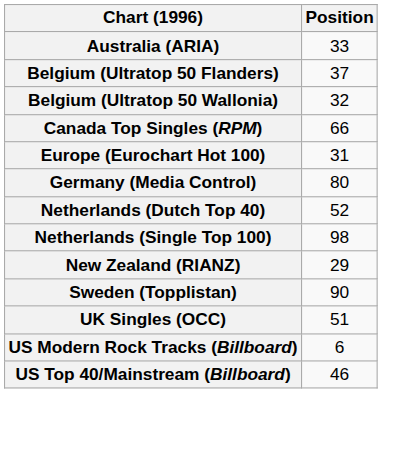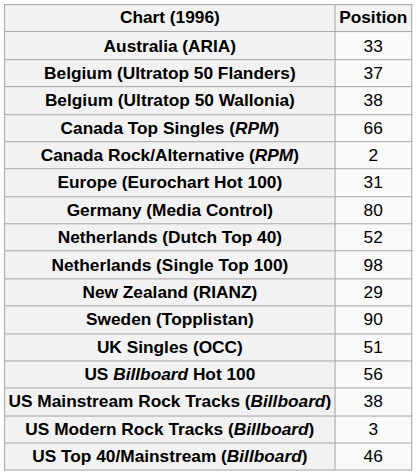(340, 100) 32 -> (373, 100) 38
+ row: (170, 155)
+ row: (170, 374)
+ row: (170, 401)
(340, 347) 6 -> (373, 429) 3
